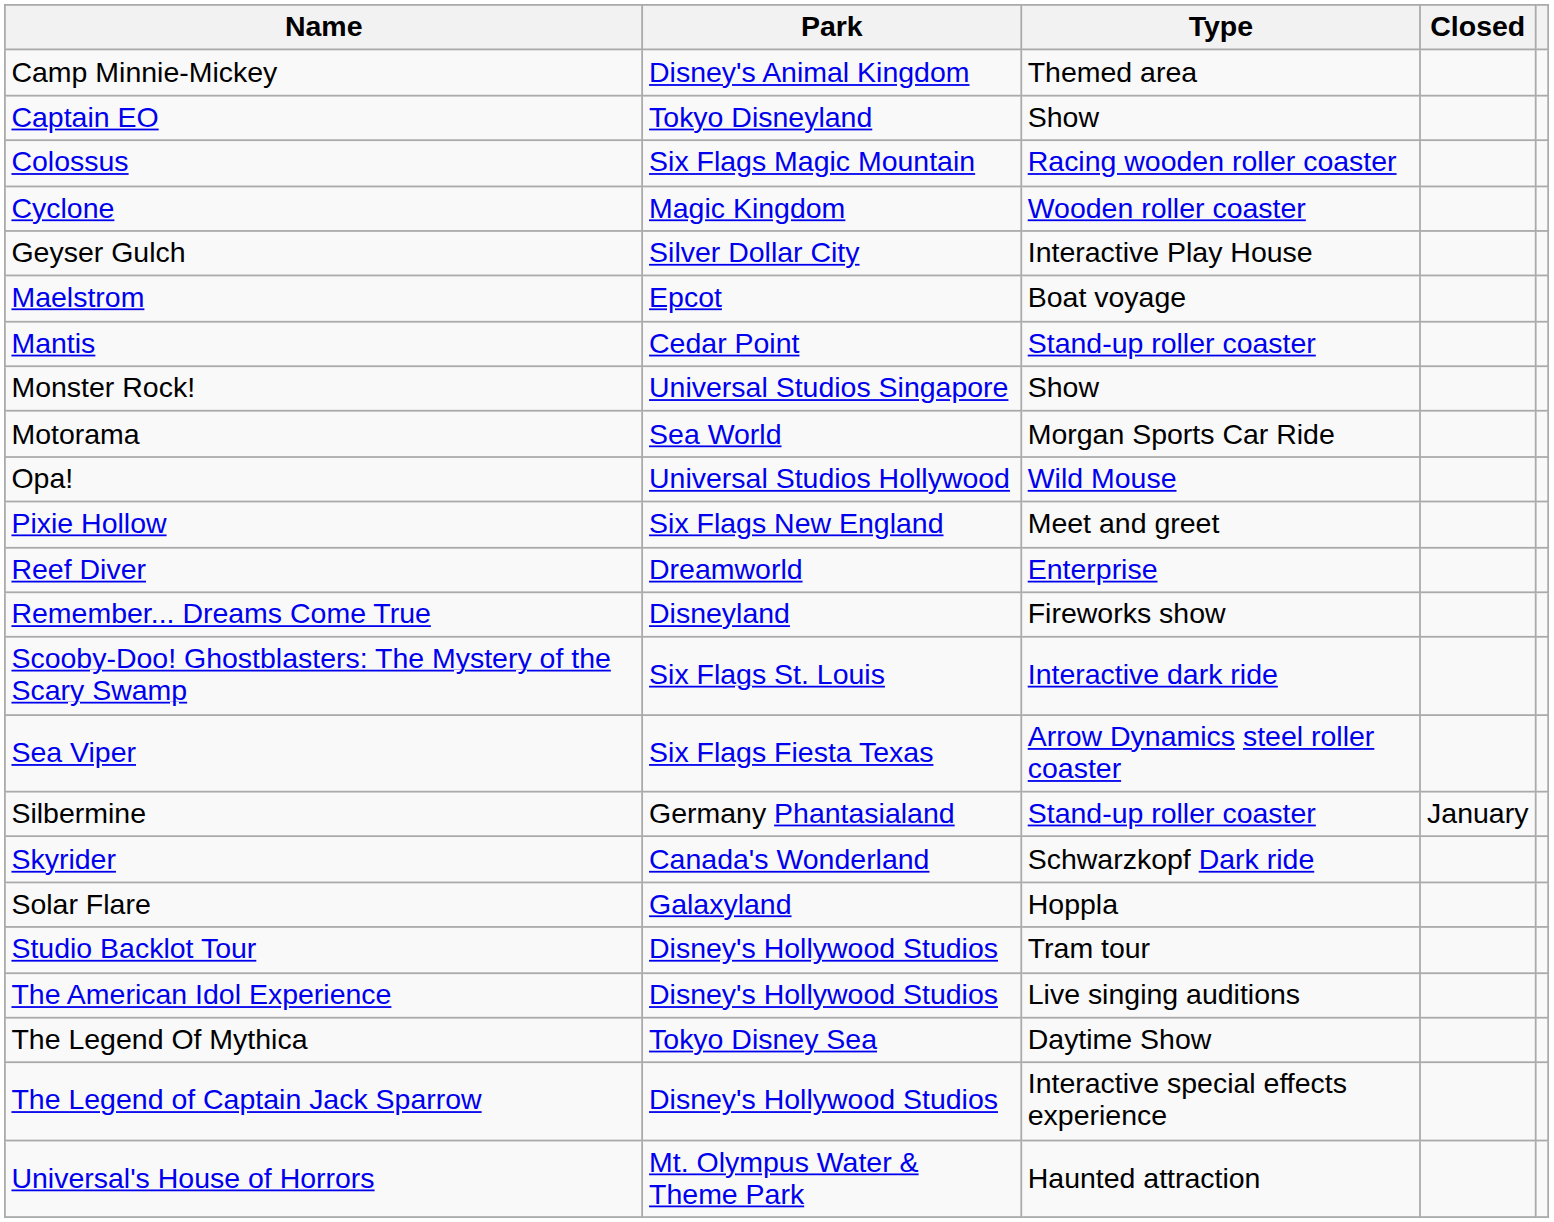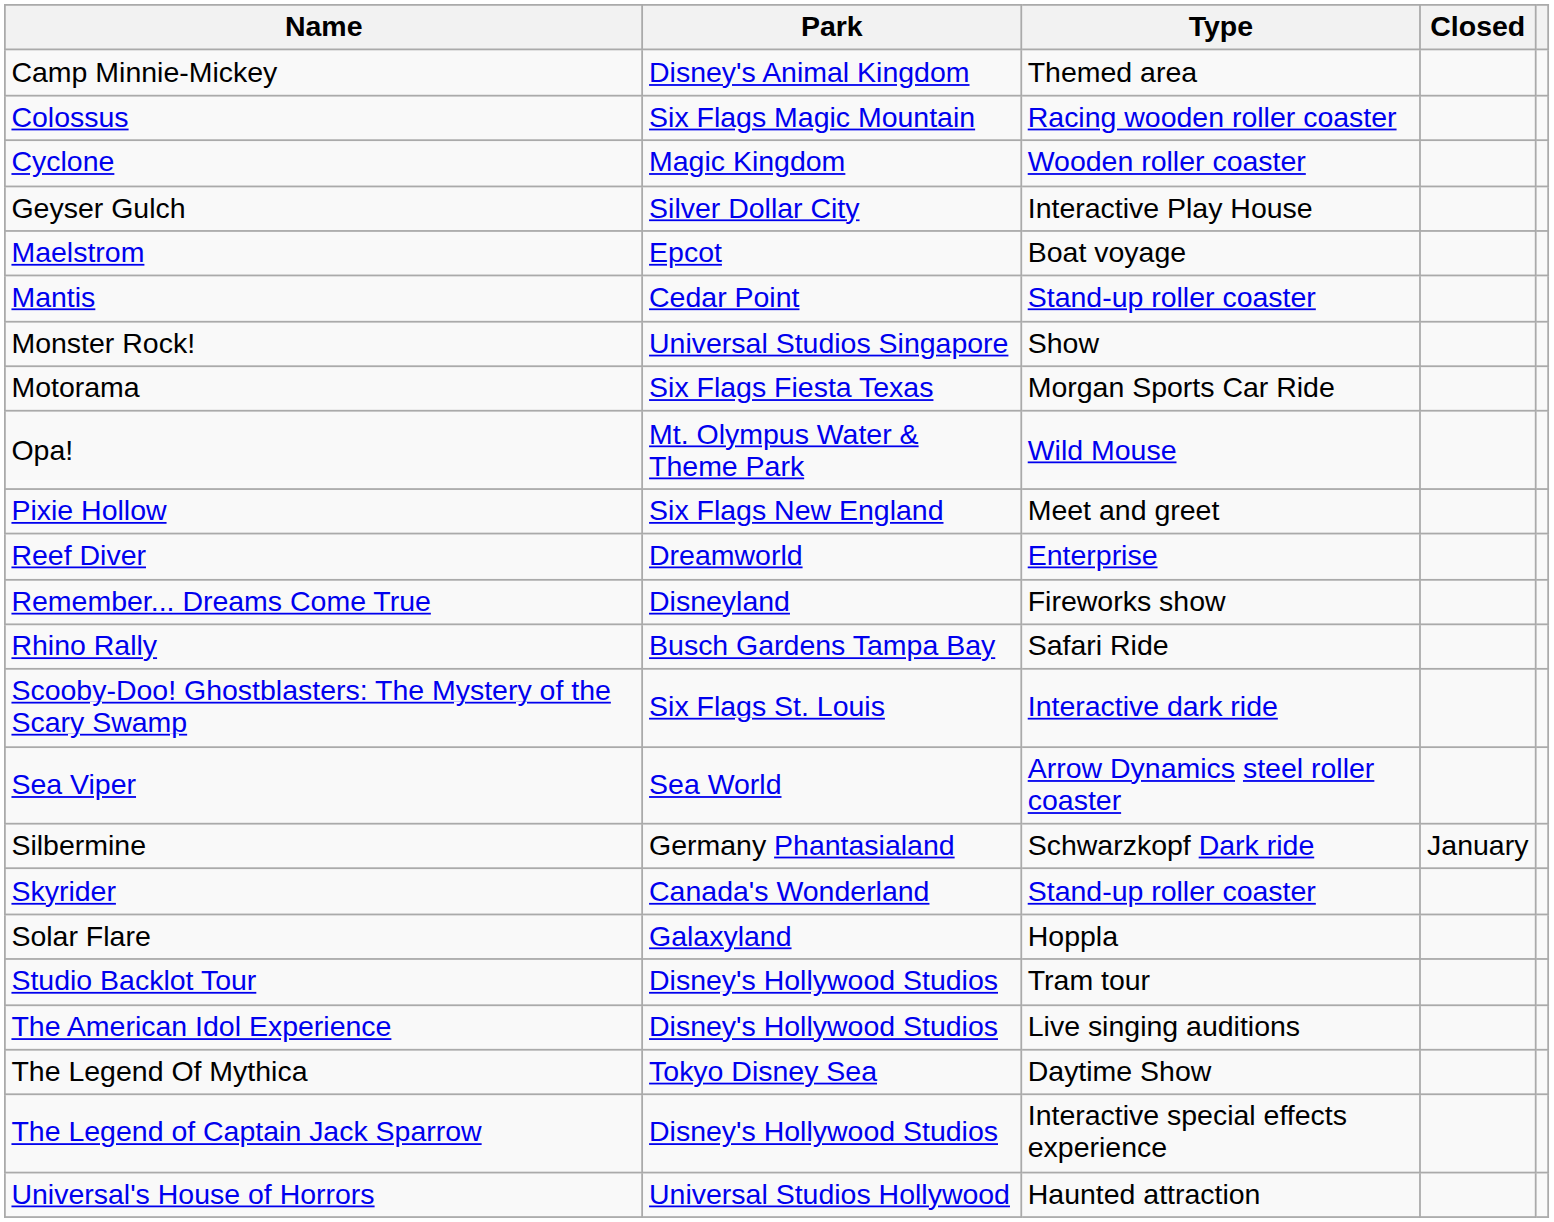- row: (85, 117)
(715, 433) Sea World -> (791, 388) Six Flags Fiesta Texas
(830, 478) Universal Studios Hollywood -> (784, 449) Mt. Olympus Water & Theme Park
+ row: (84, 646)
(791, 752) Six Flags Fiesta Texas -> (715, 784) Sea World
(1172, 813) Stand-up roller coaster -> (1171, 845) Schwarzkopf Dark ride
(1171, 859) Schwarzkopf Dark ride -> (1172, 891) Stand-up roller coaster
(784, 1178) Mt. Olympus Water & Theme Park -> (830, 1194) Universal Studios Hollywood
